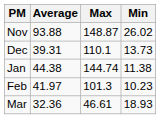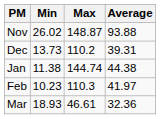columns swapped: (55, 13) <-> (138, 13)
(97, 50) 110.1 -> (81, 50) 110.2
(98, 86) 101.3 -> (81, 86) 110.3
